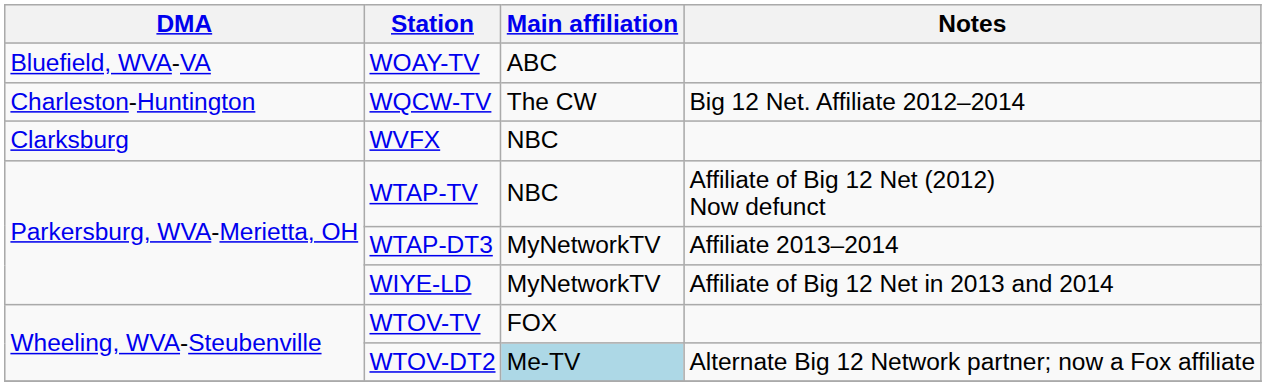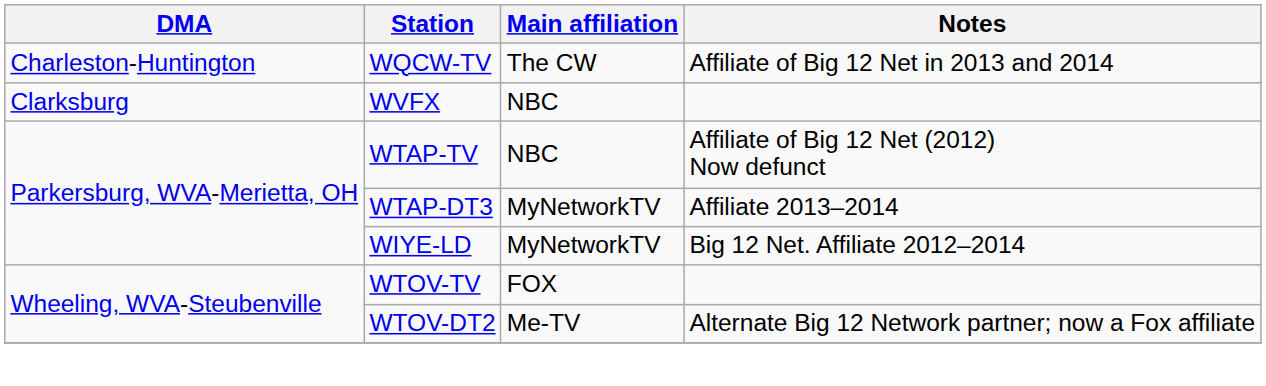- row: (425, 62)
(857, 101) Big 12 Net. Affiliate 2012–2014 -> (902, 62) Affiliate of Big 12 Net in 2013 and 2014
(902, 284) Affiliate of Big 12 Net in 2013 and 2014 -> (857, 245) Big 12 Net. Affiliate 2012–2014
(544, 362) lightblue background -> (544, 323) no background
